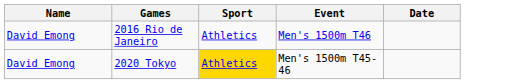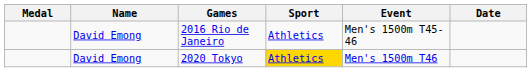+ column: (38, 13)
(325, 35) Men's 1500m T46 -> (394, 35) Men's 1500m T45-46
(328, 64) Men's 1500m T45-46 -> (391, 58) Men's 1500m T46
